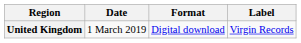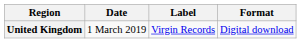columns swapped: (188, 12) <-> (262, 12)
